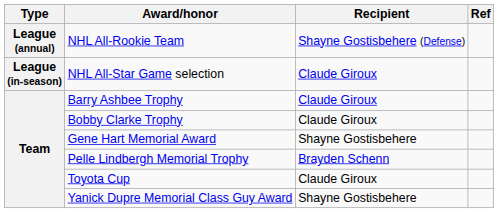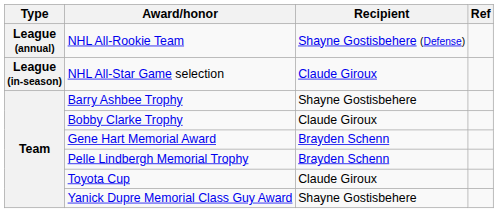(338, 100) Claude Giroux -> (357, 100) Shayne Gostisbehere
(357, 139) Shayne Gostisbehere -> (344, 139) Brayden Schenn
